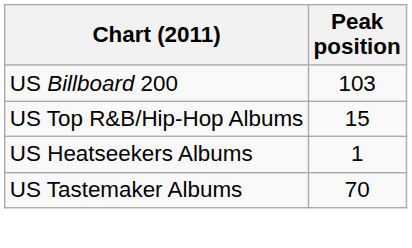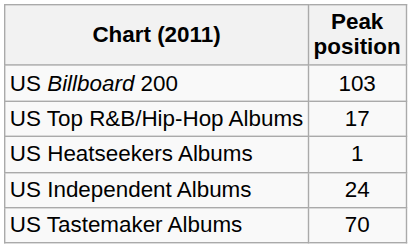(357, 118) 15 -> (357, 118) 17
+ row: (131, 189)
